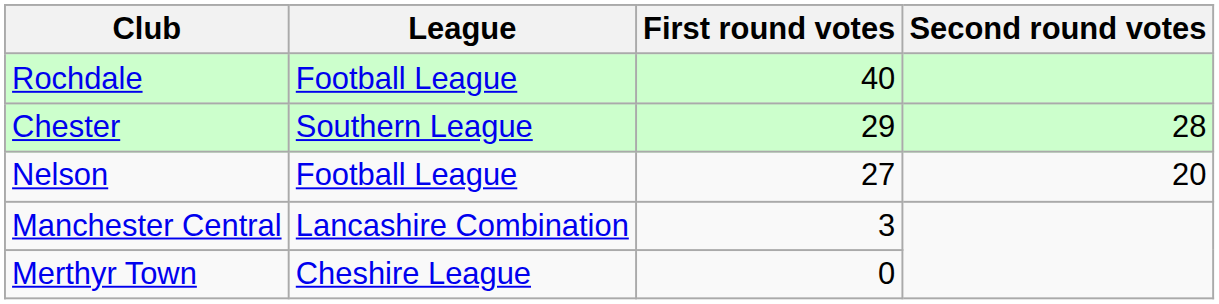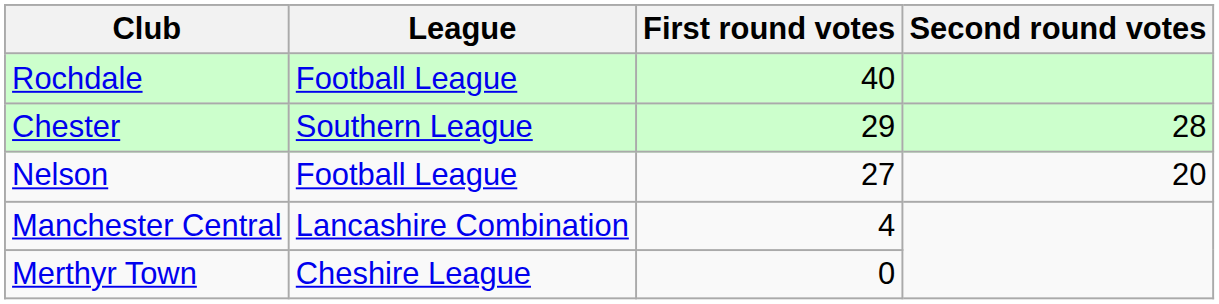(887, 224) 3 -> (887, 224) 4
